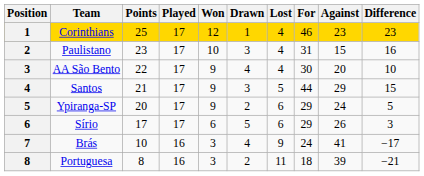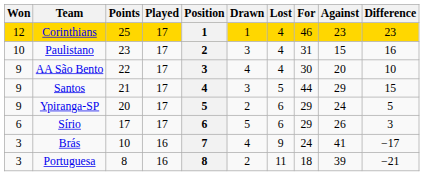columns swapped: (27, 13) <-> (213, 13)
